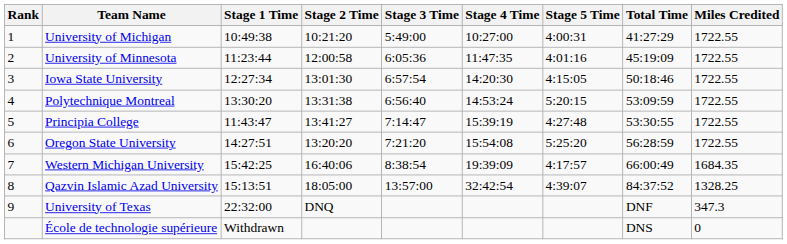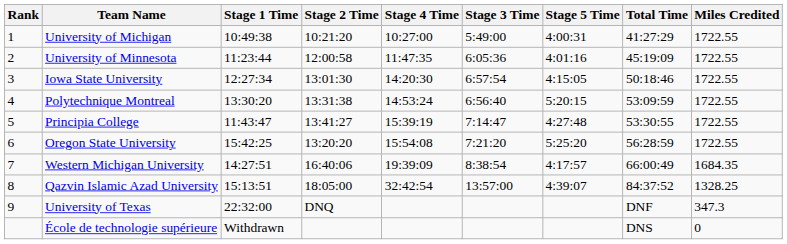columns swapped: (422, 15) <-> (502, 15)
(248, 143) 14:27:51 -> (248, 143) 15:42:25
(248, 164) 15:42:25 -> (248, 164) 14:27:51
